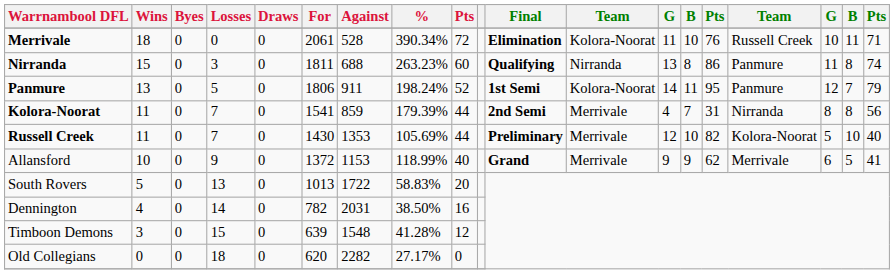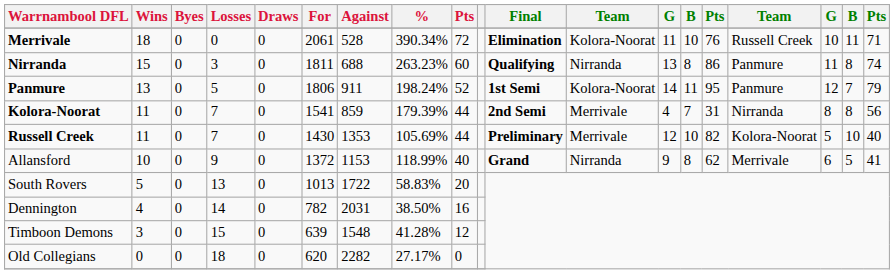(598, 160) Merrivale -> (596, 160) Nirranda
(687, 160) 9 -> (687, 160) 8
